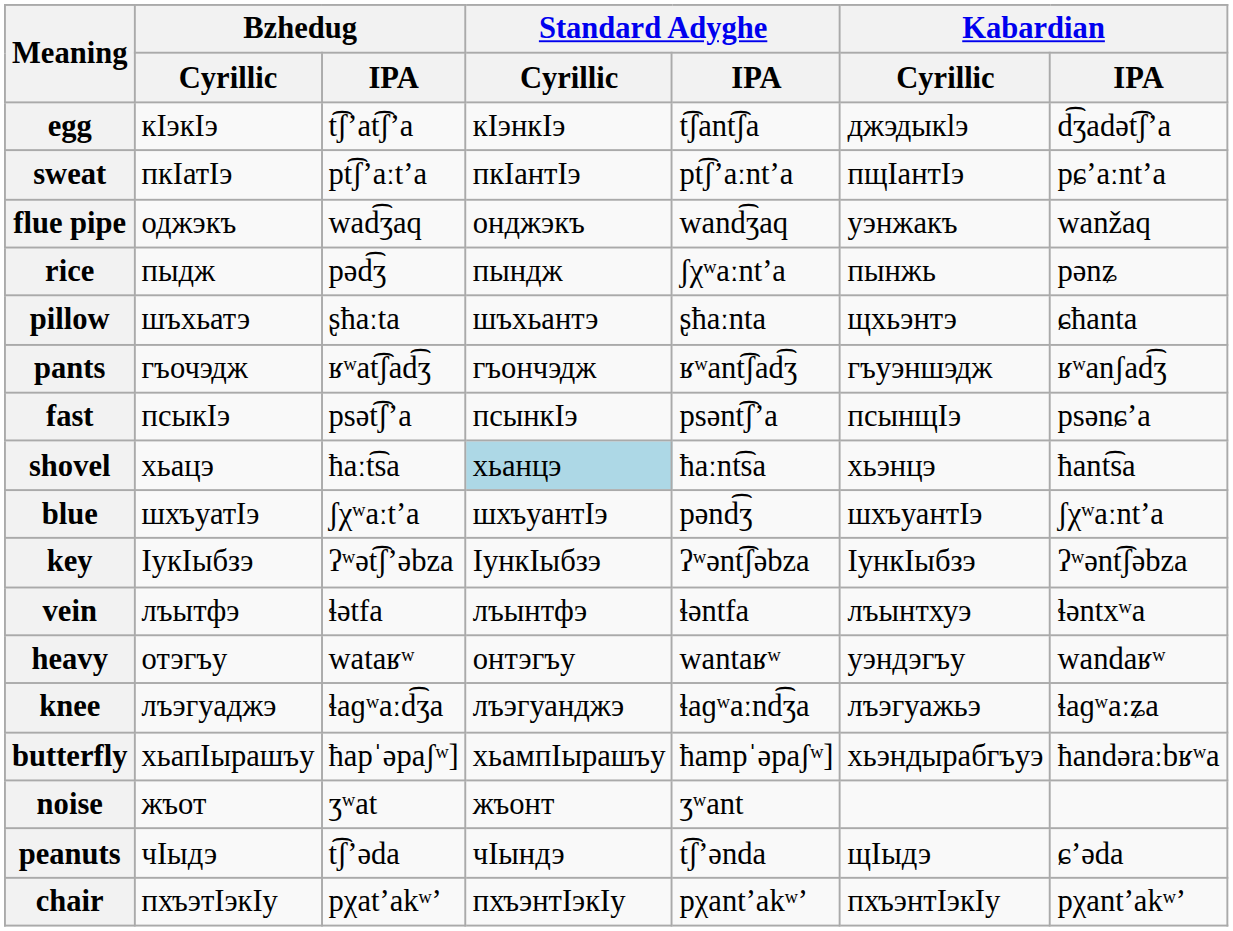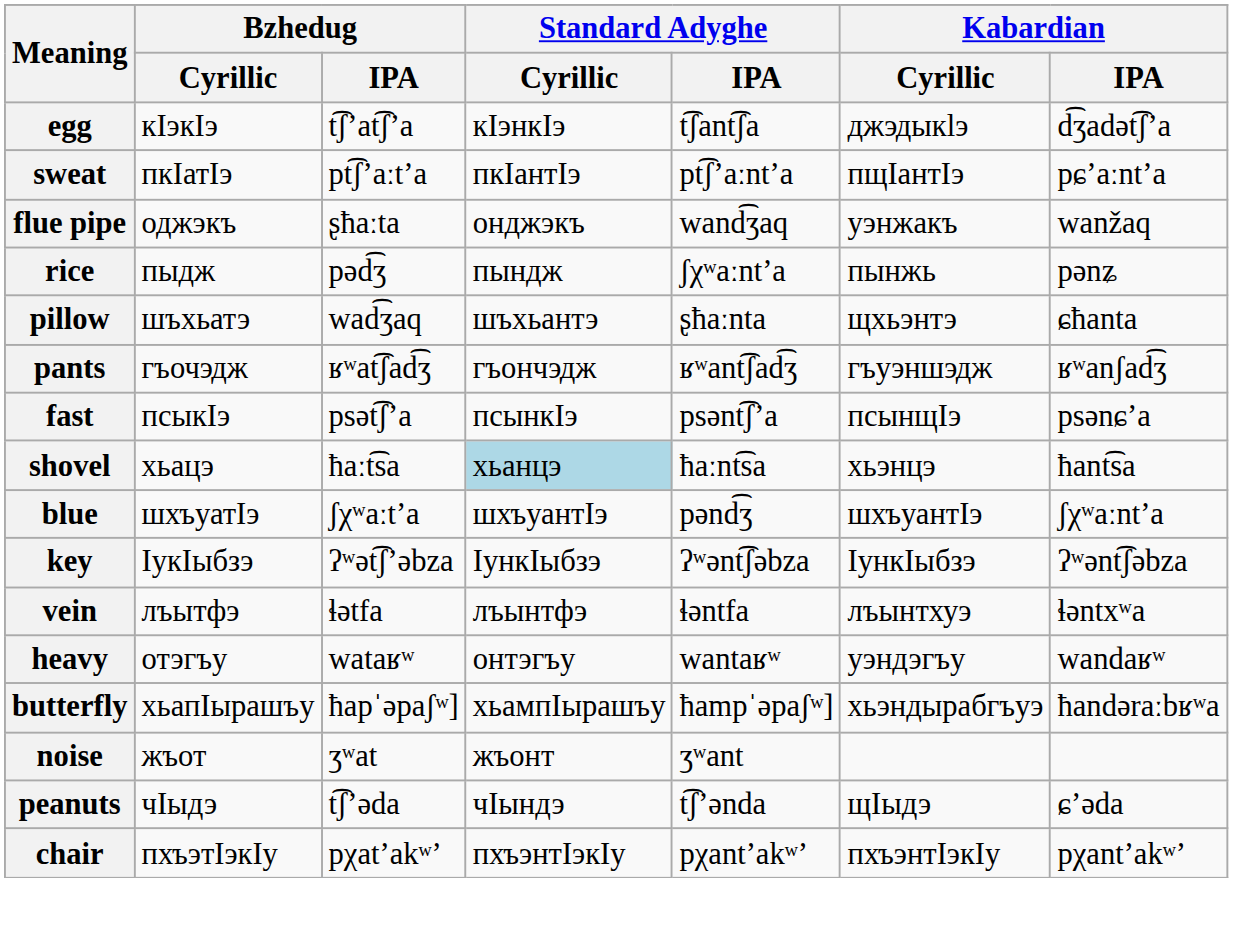(375, 222) wad͡ʒaq -> (364, 222) ʂħaːta
(364, 319) ʂħaːta -> (375, 319) wad͡ʒaq
- row: (70, 707)
